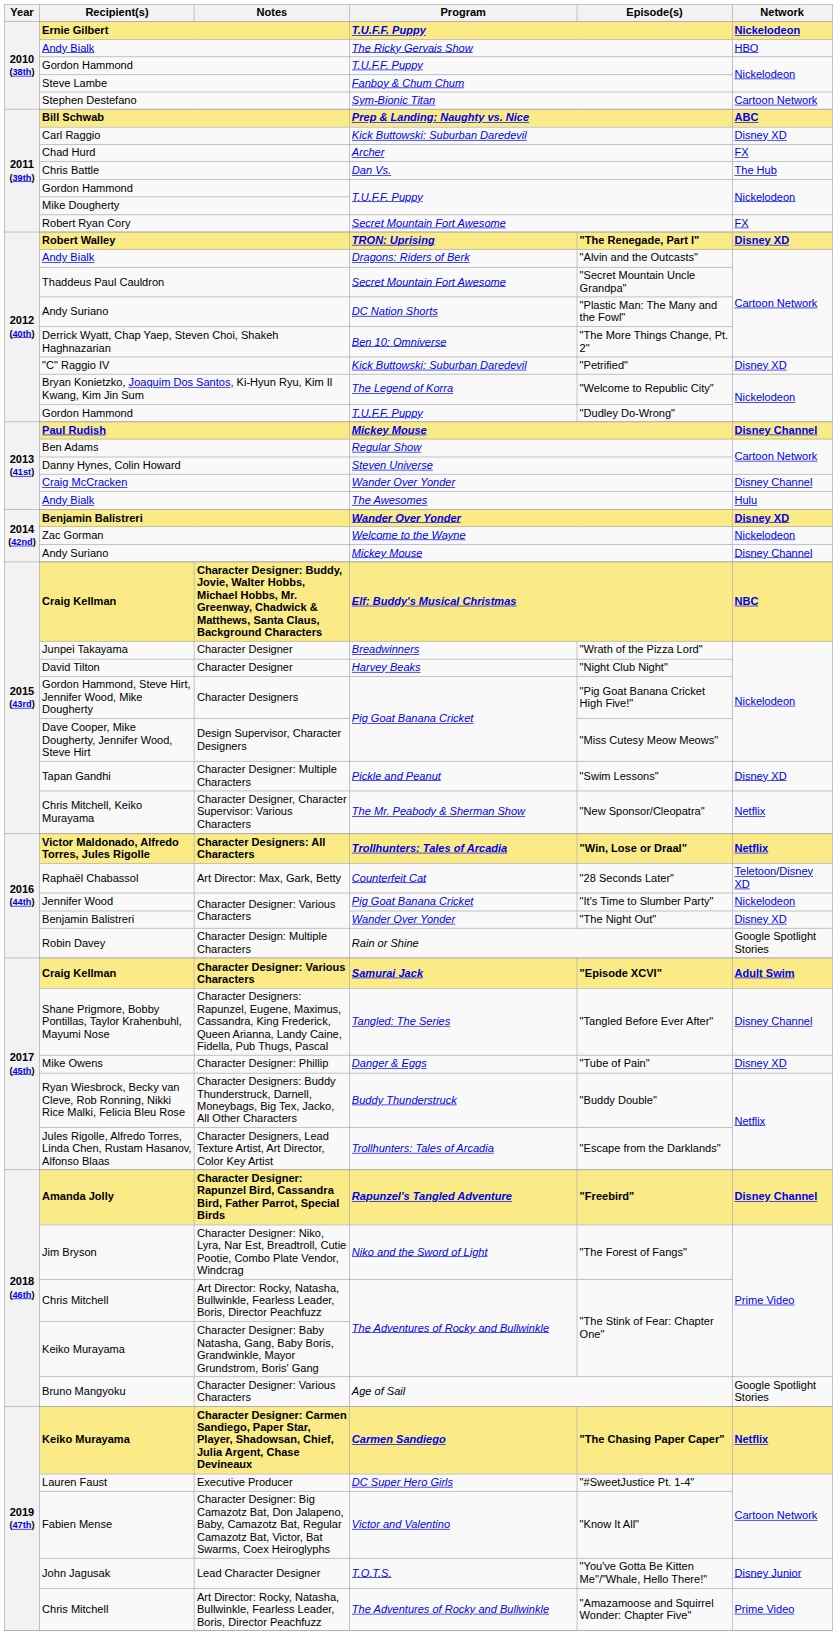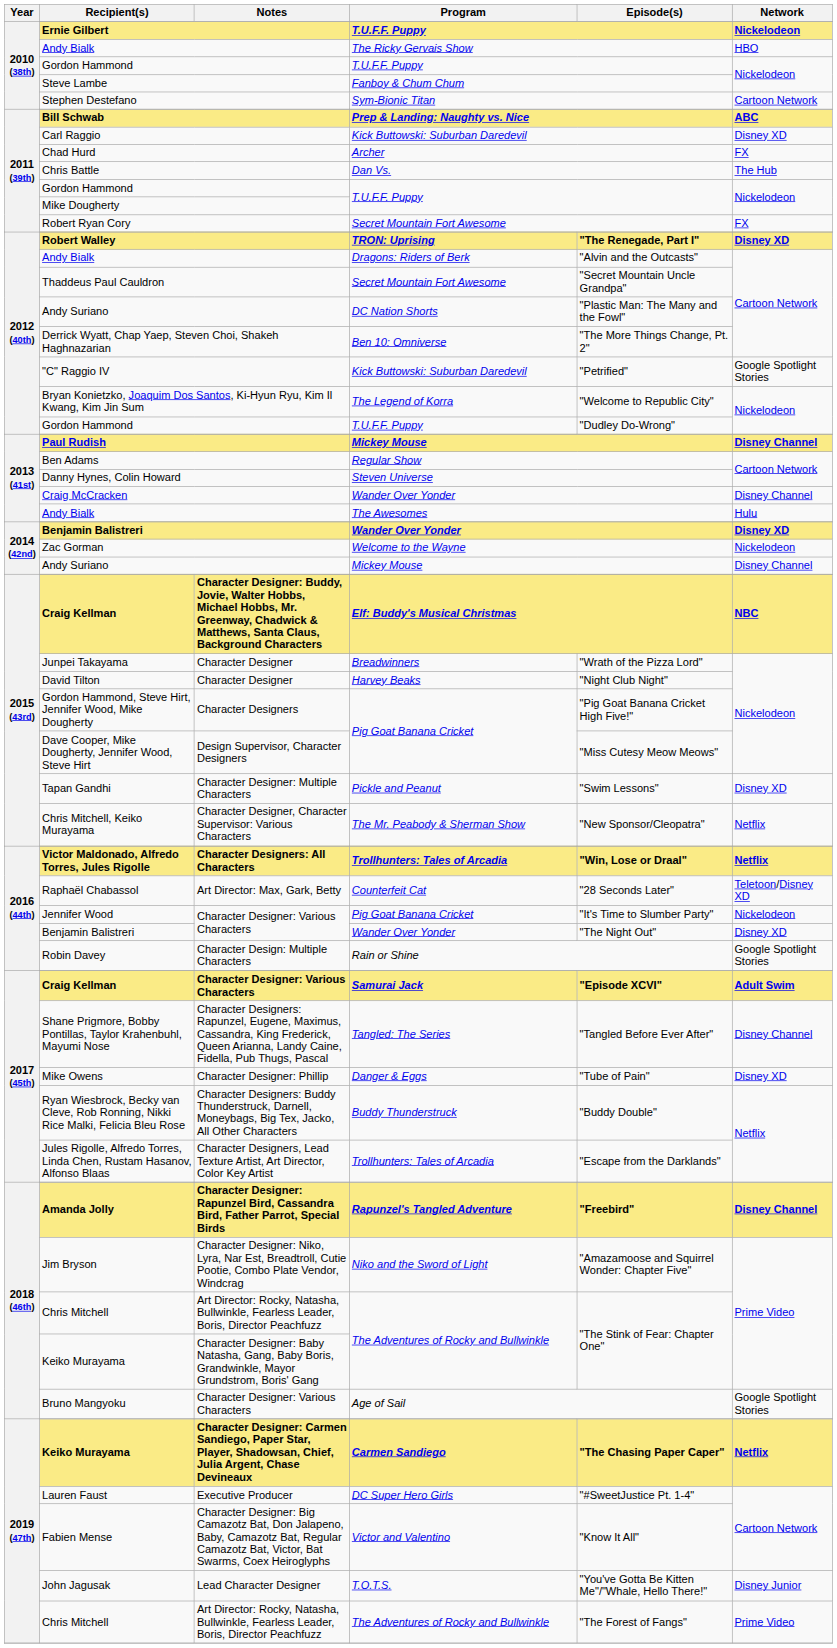(761, 365) Disney XD -> (775, 371) Google Spotlight Stories
(633, 1252) "The Forest of Fangs" -> (647, 1264) "Amazamoose and Squirrel Wonder: Chapter Five"
(647, 1609) "Amazamoose and Squirrel Wonder: Chapter Five" -> (633, 1622) "The Forest of Fangs"
